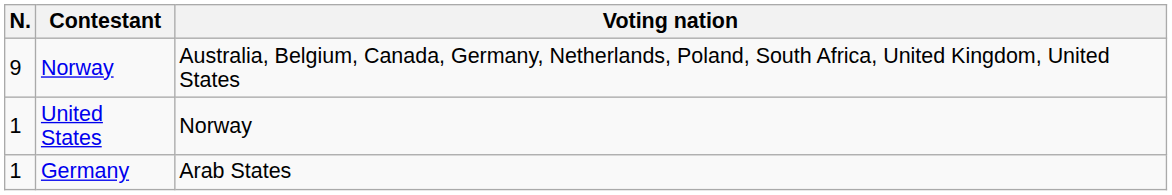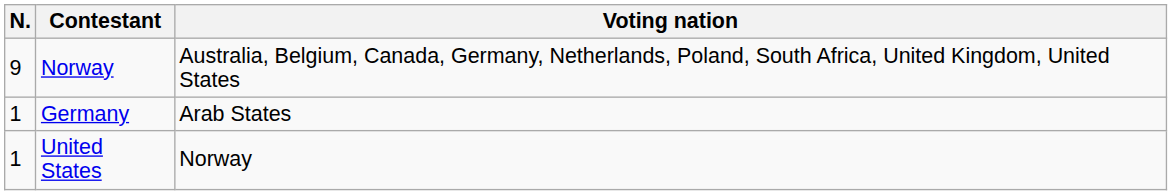rows swapped: (85, 171) <-> (72, 125)
